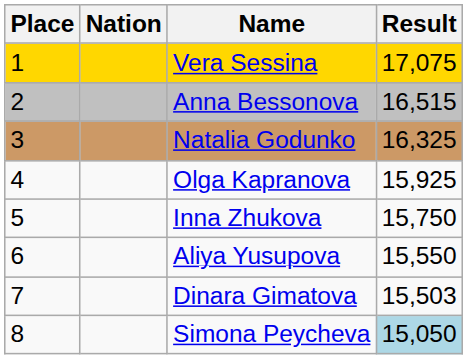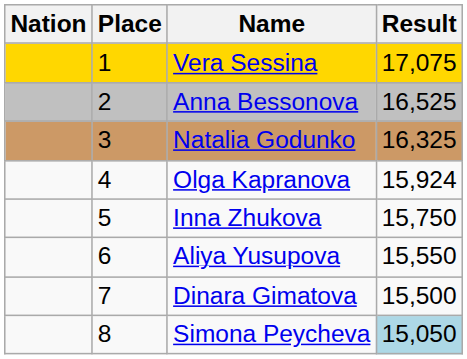columns swapped: (42, 23) <-> (124, 23)
(419, 101) 16,515 -> (419, 101) 16,525
(419, 179) 15,925 -> (419, 179) 15,924
(419, 295) 15,503 -> (419, 295) 15,500
